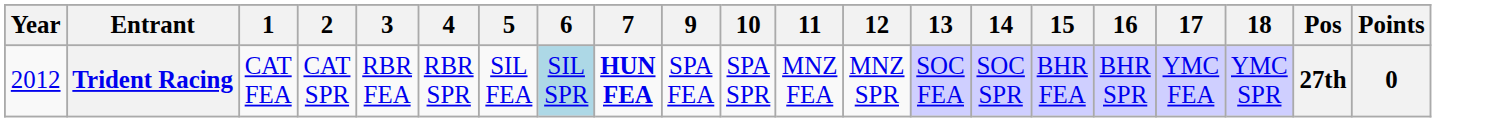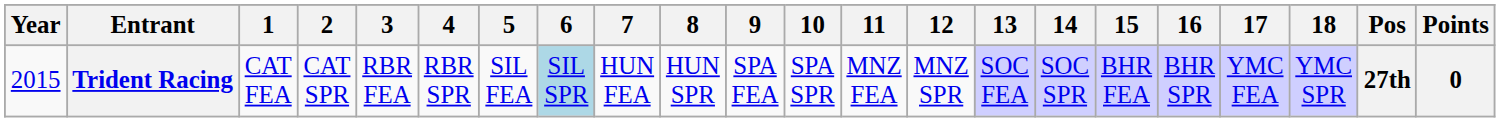+ column: (693, 24)
(36, 80) 2012 -> (36, 80) 2015
(628, 80) bold -> (627, 80) normal
